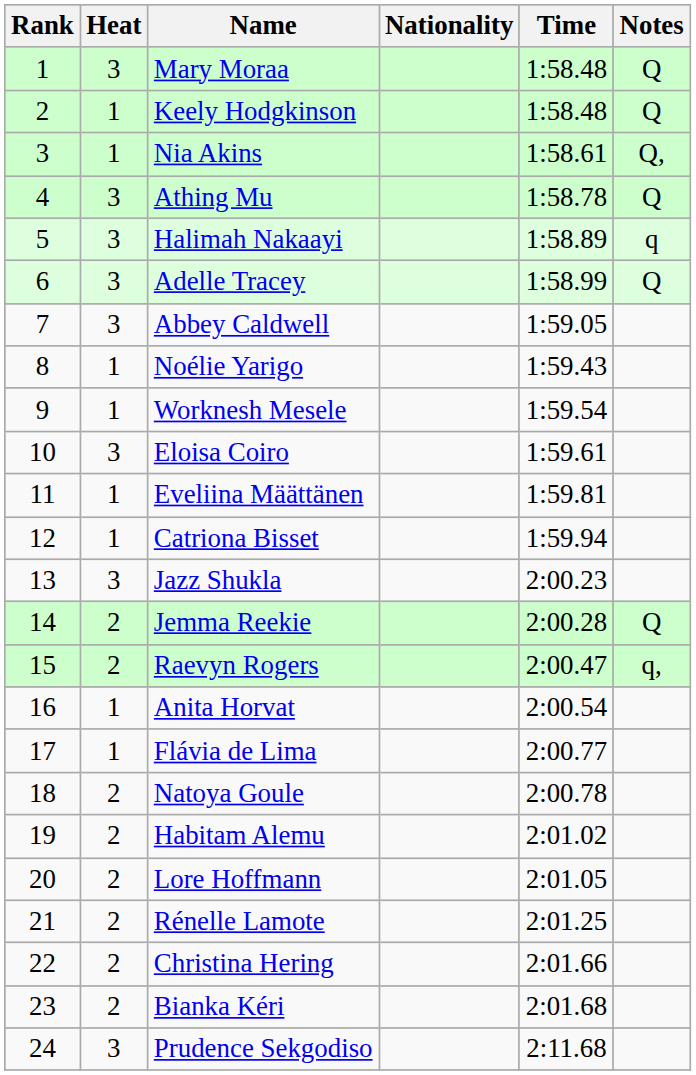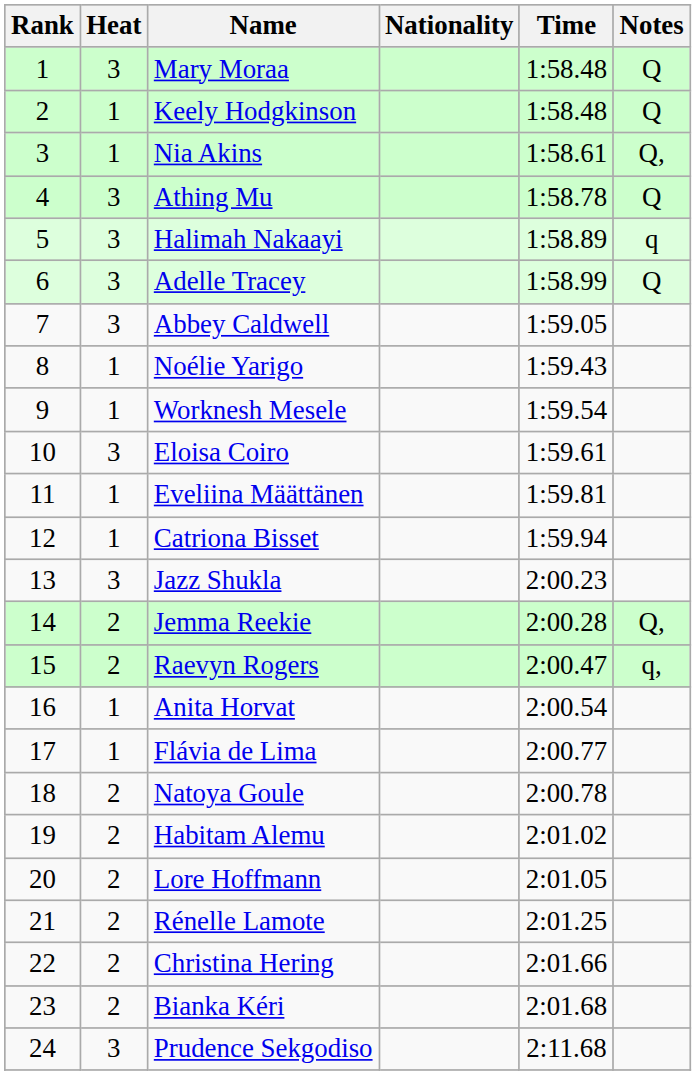(652, 622) Q -> (652, 622) Q,
